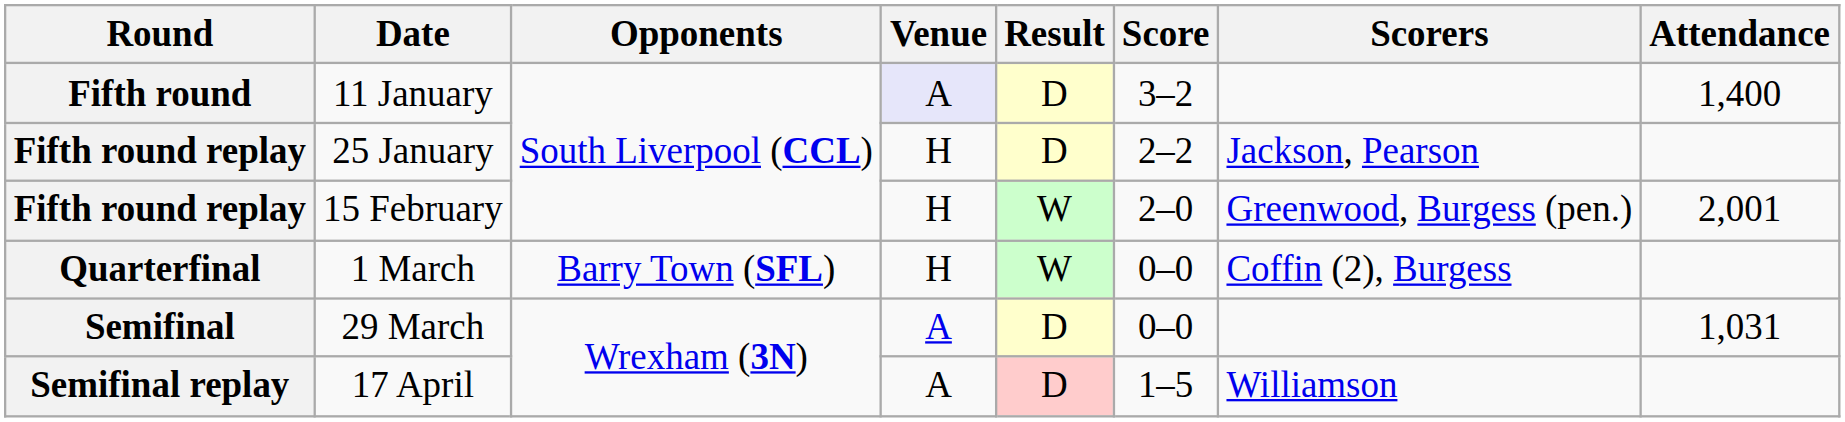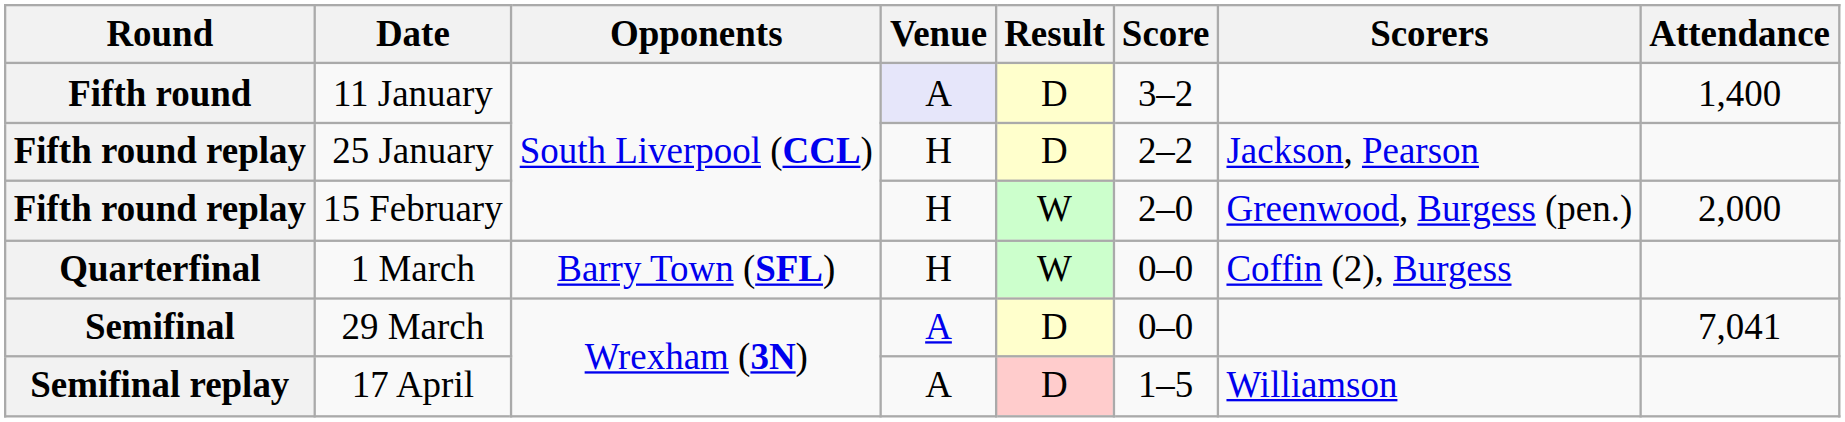(1740, 209) 2,001 -> (1740, 209) 2,000
(1740, 326) 1,031 -> (1740, 326) 7,041
